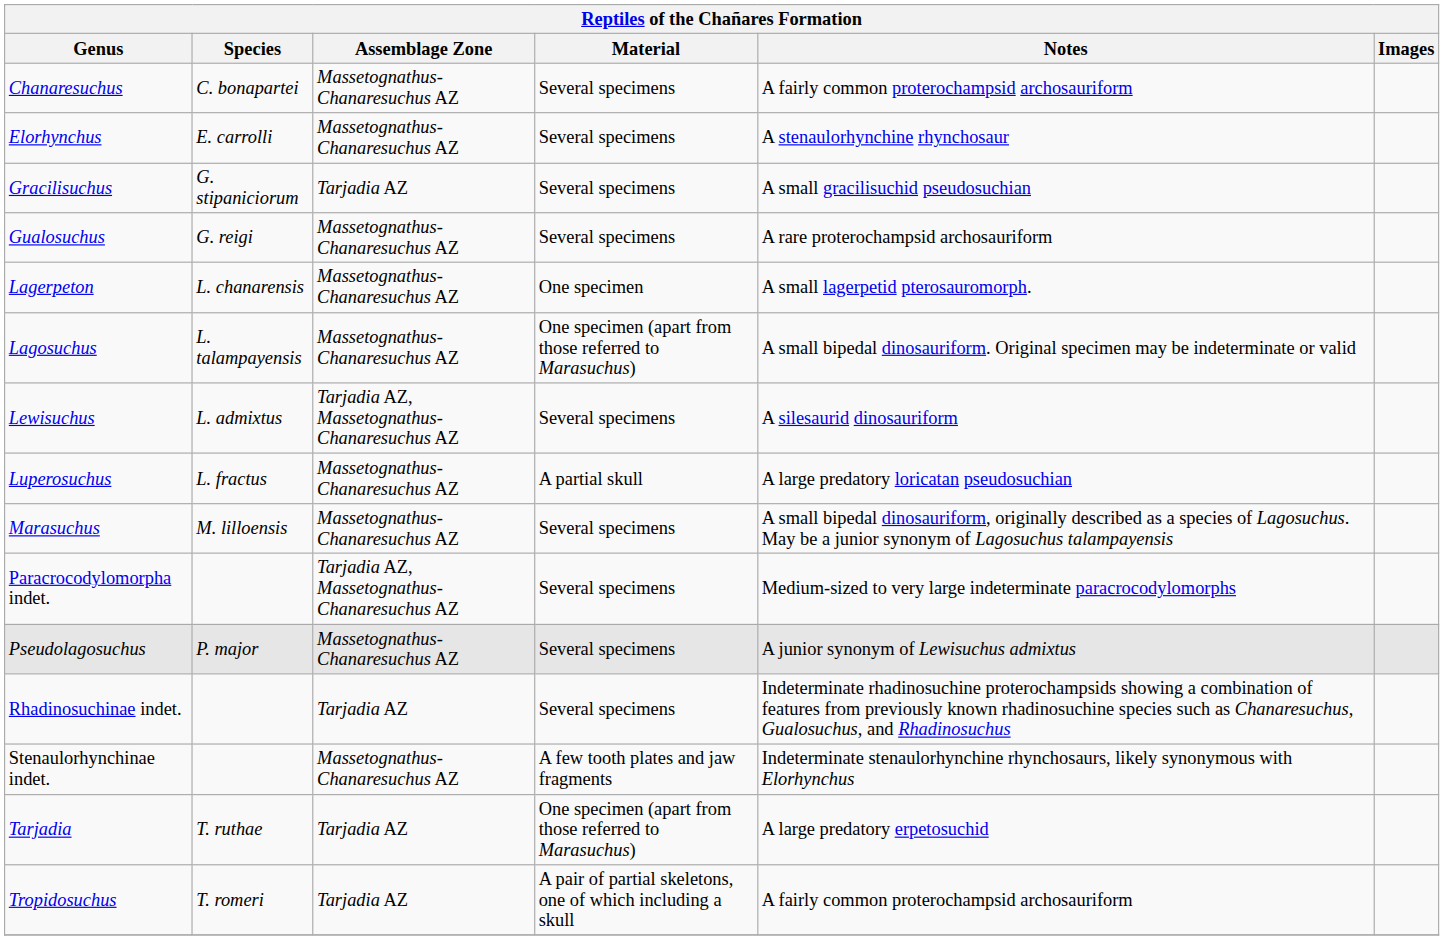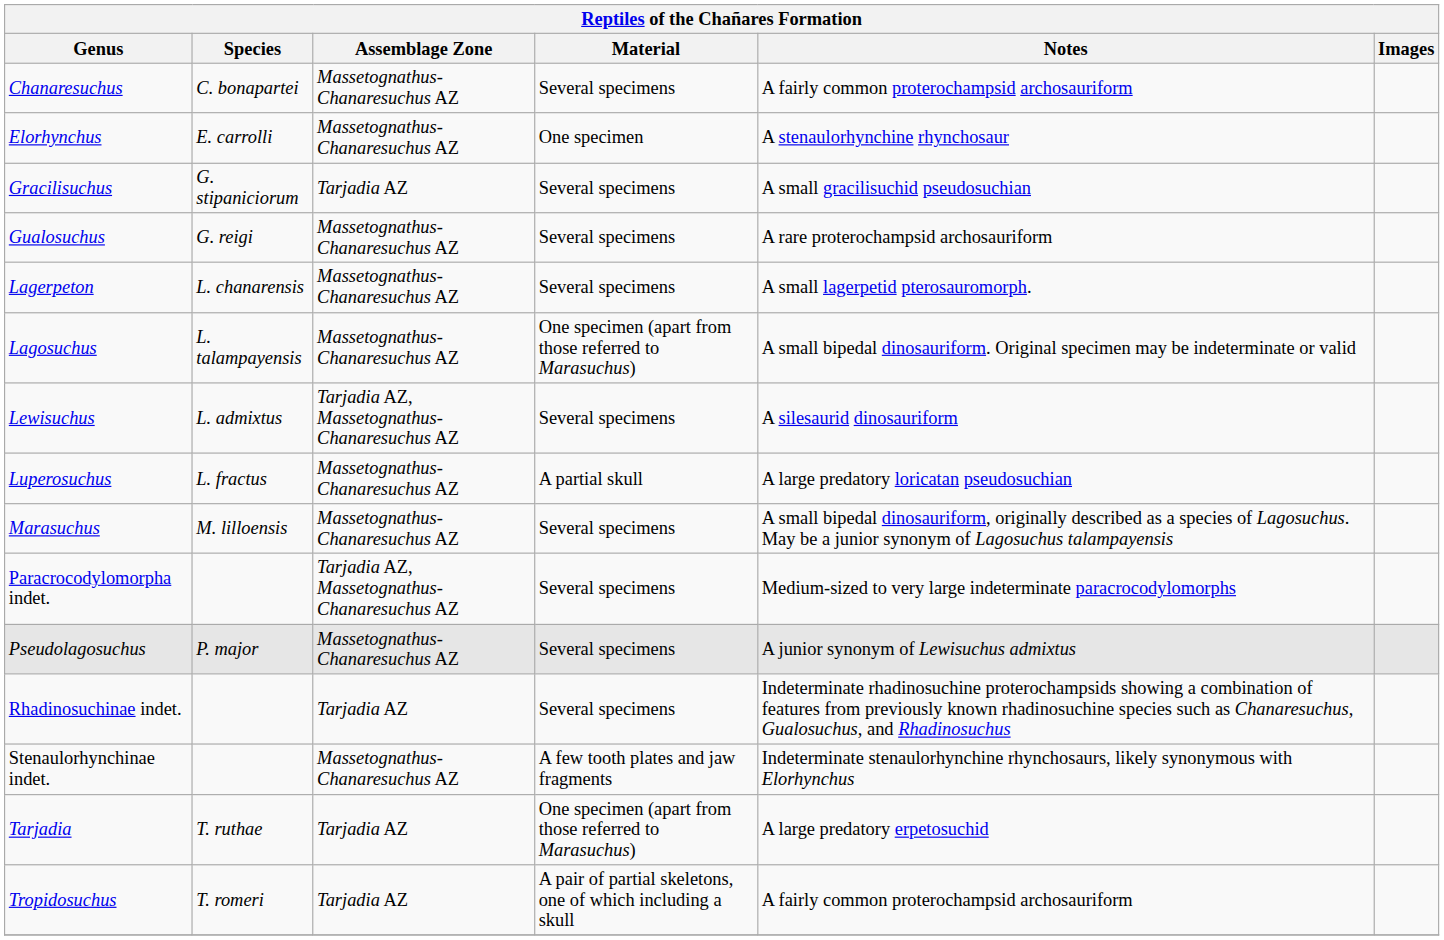(607, 137) Several specimens -> (591, 137) One specimen
(591, 287) One specimen -> (607, 287) Several specimens
